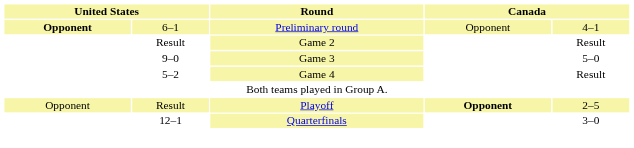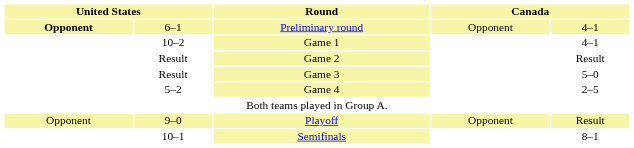+ row: (322, 42)
(170, 58) 9–0 -> (173, 74) Result
(591, 74) Result -> (590, 89) 2–5
(170, 105) Result -> (173, 121) 9–0
(488, 105) bold -> (490, 121) normal
(591, 105) 2–5 -> (590, 121) Result
- row: (317, 121)
+ row: (322, 136)
